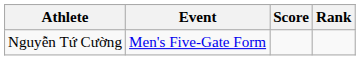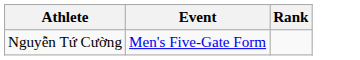- column: (291, 17)
